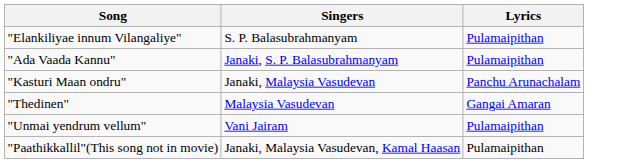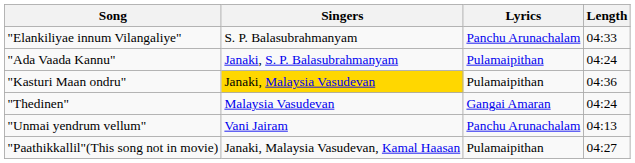+ column: (607, 15)
(505, 37) Pulamaipithan -> (523, 37) Panchu Arunachalam
(300, 81) no background -> (300, 81) gold background
(523, 81) Panchu Arunachalam -> (505, 81) Pulamaipithan
(505, 125) Pulamaipithan -> (523, 125) Panchu Arunachalam
